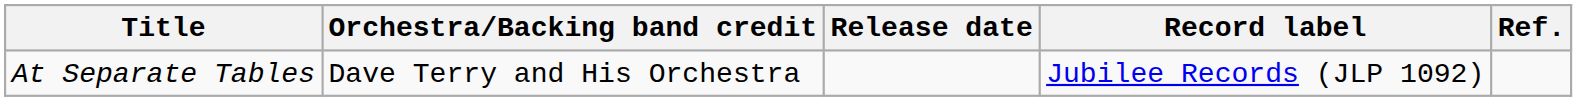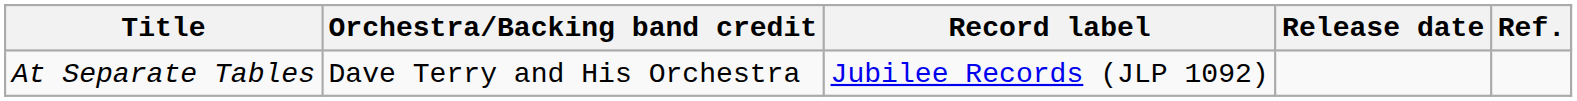columns swapped: (932, 28) <-> (1265, 28)
